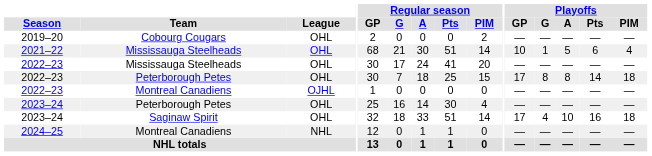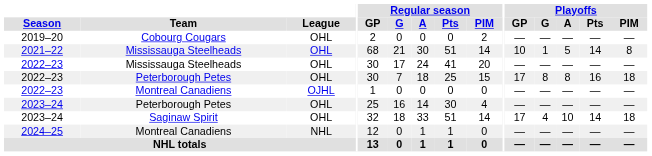(595, 51) 6 -> (595, 51) 14
(629, 51) 4 -> (629, 51) 8
(595, 77) 14 -> (595, 77) 16
(595, 118) 16 -> (595, 118) 14
